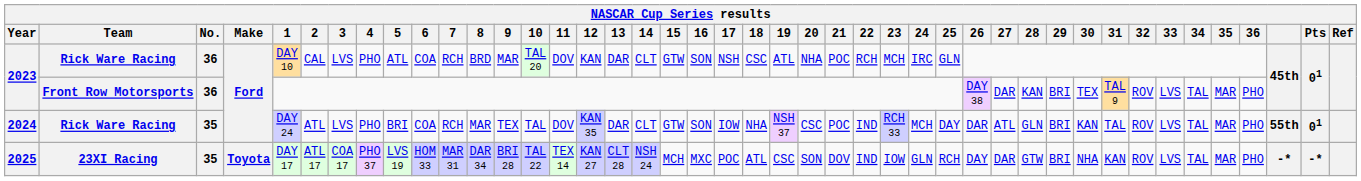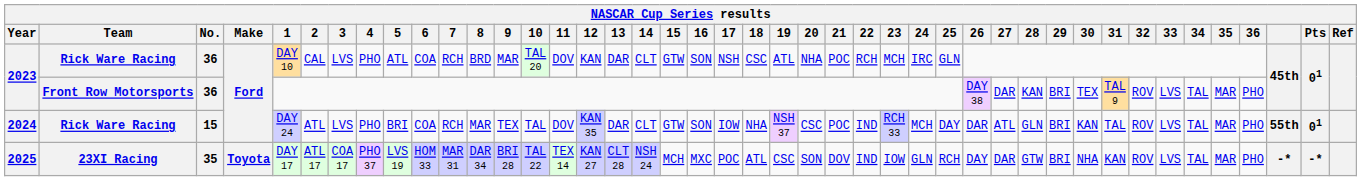(210, 126) 35 -> (210, 126) 15
